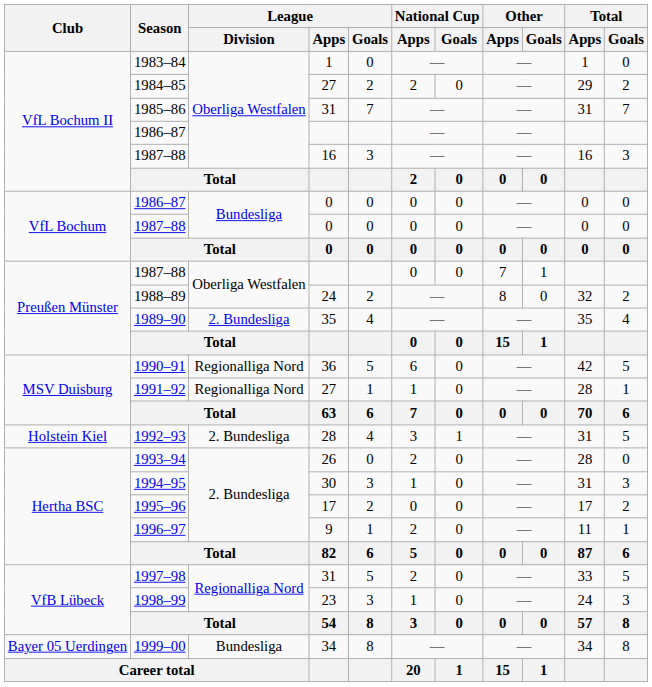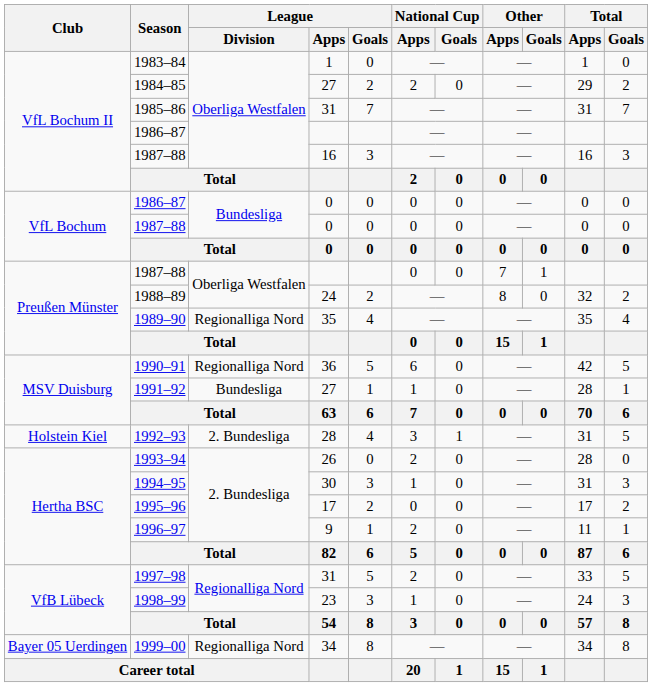(249, 319) 2. Bundesliga -> (249, 319) Regionalliga Nord
(249, 389) Regionalliga Nord -> (249, 389) Bundesliga
(249, 646) Bundesliga -> (249, 646) Regionalliga Nord
